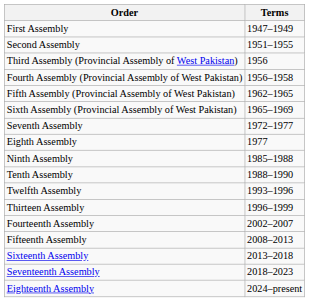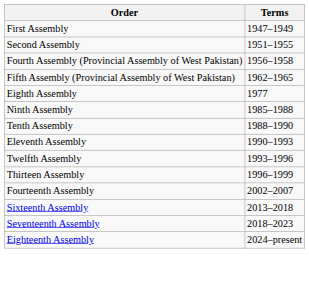- row: (122, 61)
- row: (122, 110)
- row: (45, 126)
+ row: (46, 142)
- row: (47, 239)
